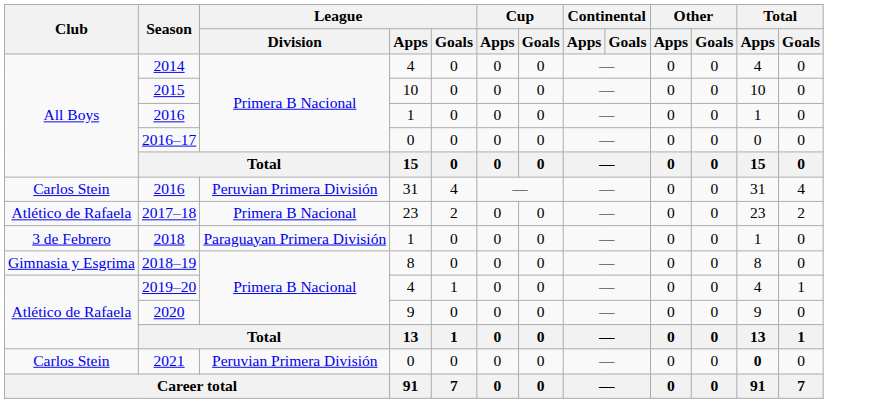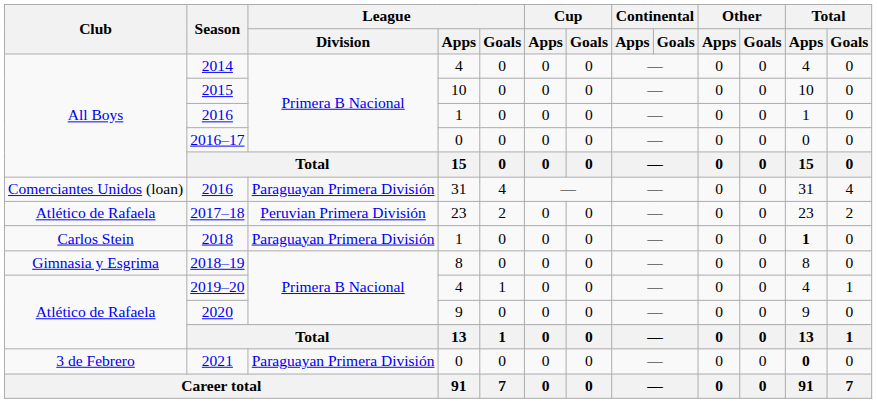(71, 189) Carlos Stein -> (96, 189) Comerciantes Unidos (loan)
(295, 189) Peruvian Primera División -> (343, 189) Paraguayan Primera División
(295, 213) Primera B Nacional -> (343, 213) Peruvian Primera División
(71, 238) 3 de Febrero -> (96, 238) Carlos Stein
(758, 238) normal -> (806, 238) bold
(71, 361) Carlos Stein -> (96, 361) 3 de Febrero
(295, 361) Peruvian Primera División -> (343, 361) Paraguayan Primera División
